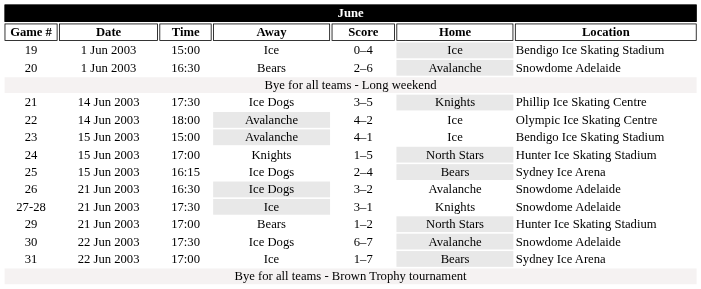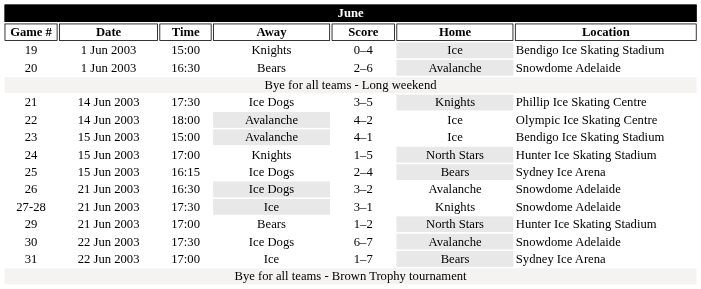(272, 50) Ice -> (271, 50) Knights
